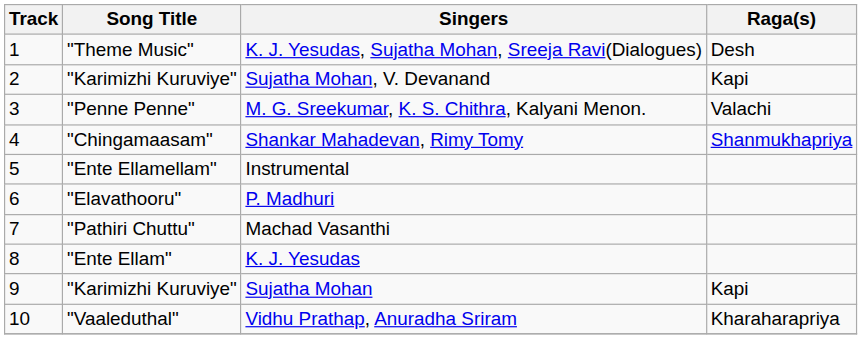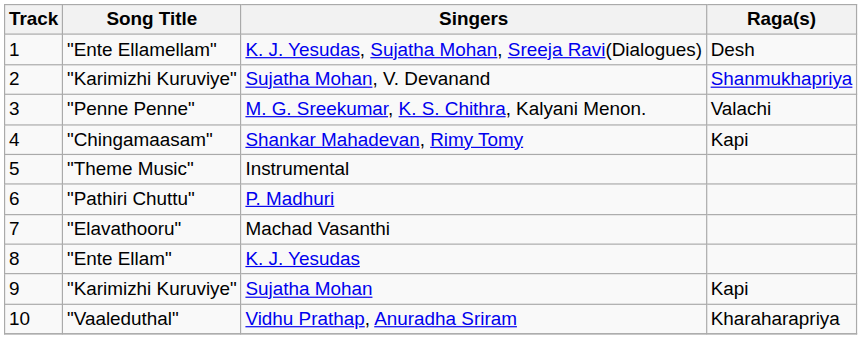(130, 49) "Theme Music" -> (142, 49) "Ente Ellamellam"
(730, 79) Kapi -> (782, 79) Shanmukhapriya
(782, 139) Shanmukhapriya -> (730, 139) Kapi
(142, 169) "Ente Ellamellam" -> (130, 169) "Theme Music"
(124, 199) "Elavathooru" -> (131, 199) "Pathiri Chuttu"
(131, 229) "Pathiri Chuttu" -> (124, 229) "Elavathooru"
